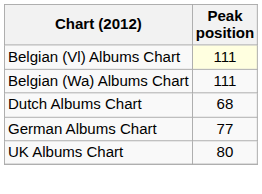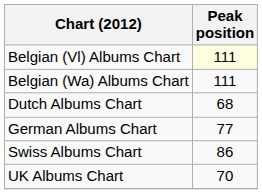+ row: (75, 152)
(225, 152) 80 -> (225, 176) 70
